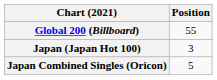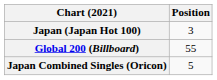rows swapped: (87, 30) <-> (87, 48)
